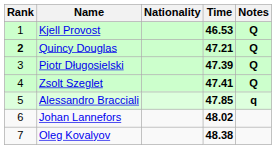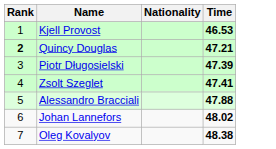- column: (254, 13)
(219, 100) 47.85 -> (219, 100) 47.88
